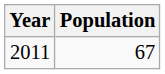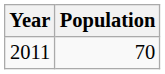(145, 52) 67 -> (145, 52) 70
